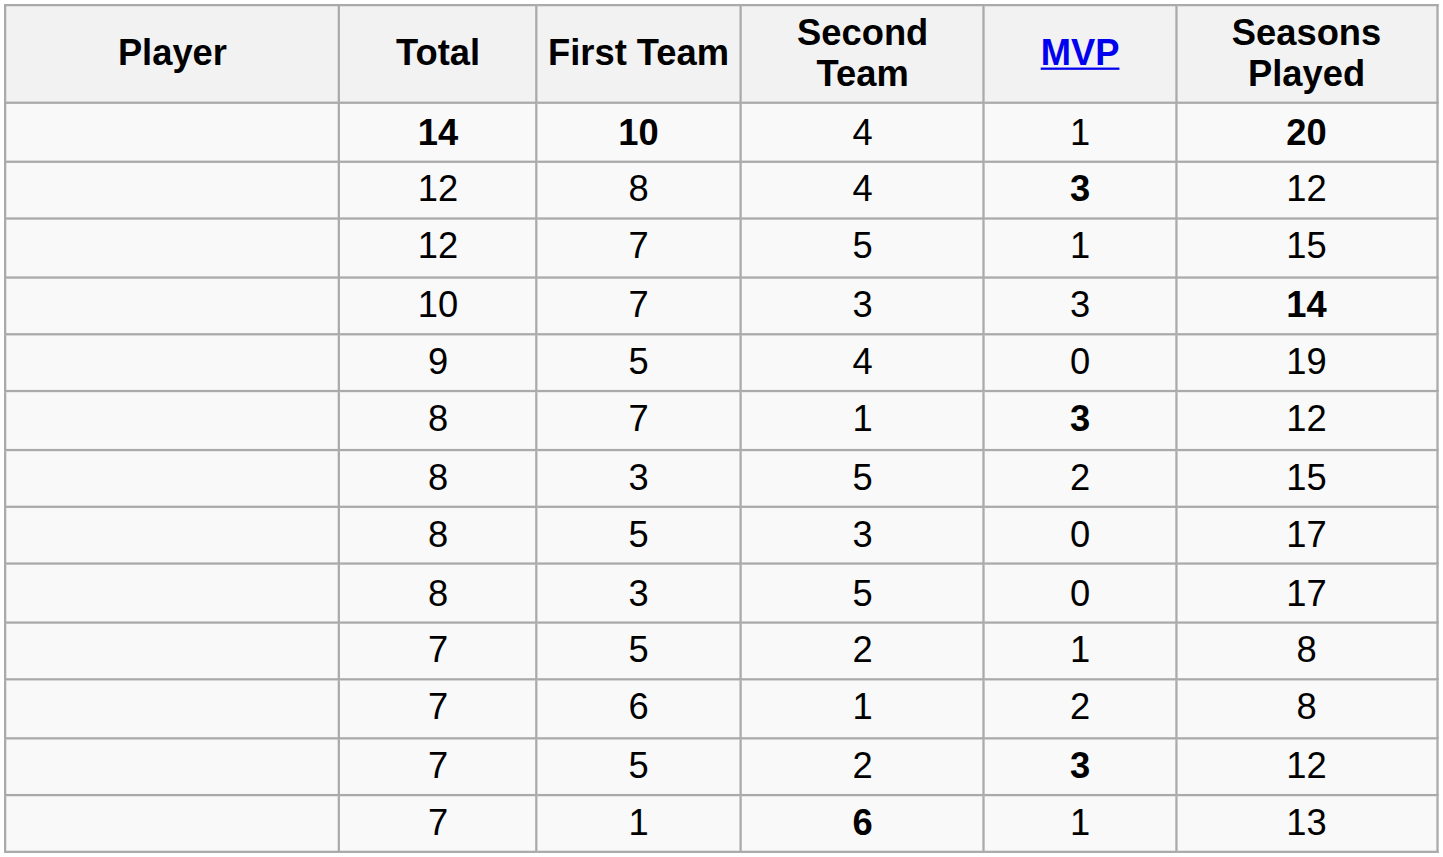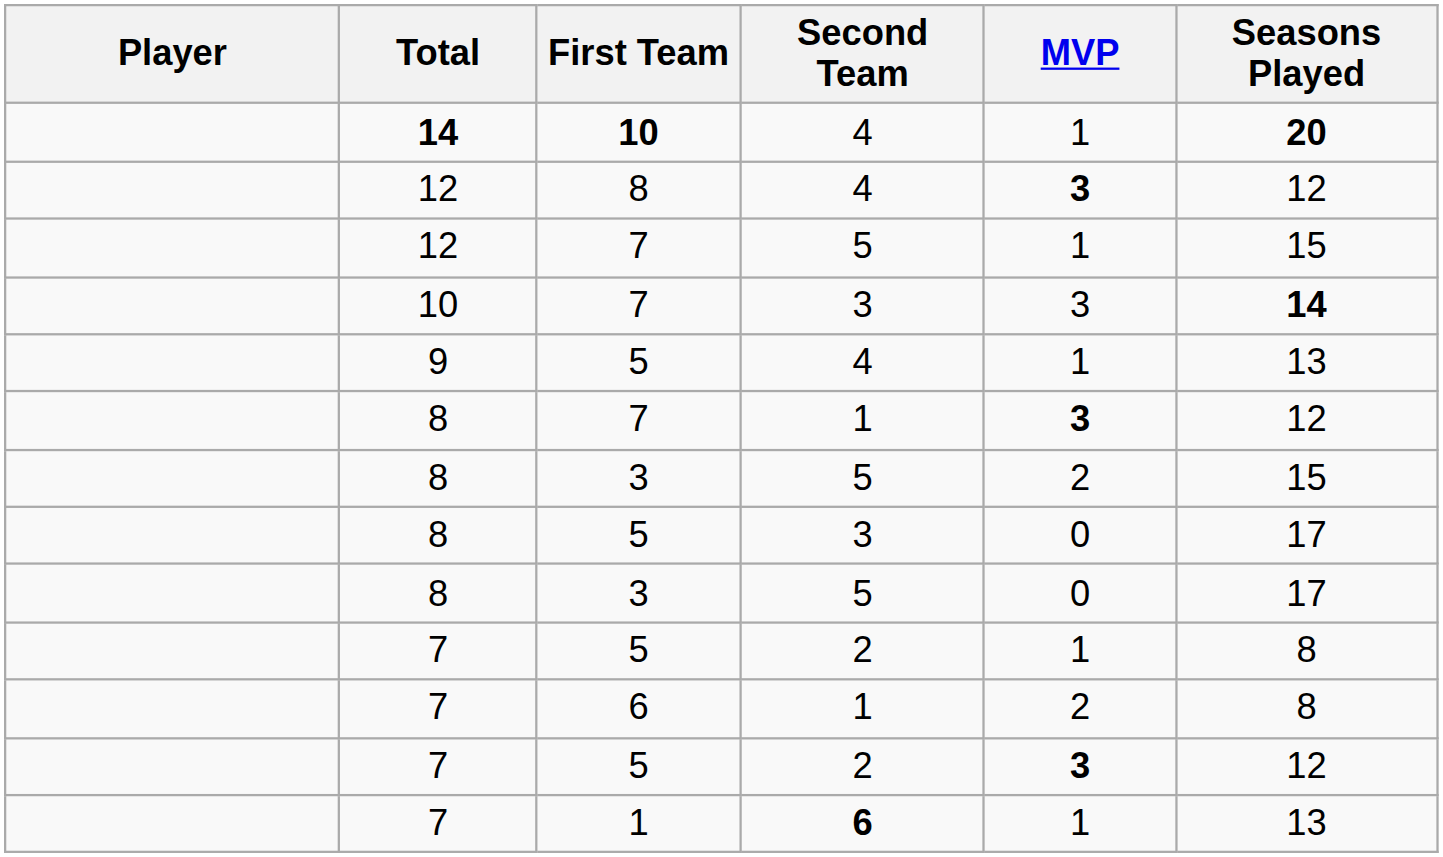(1080, 362) 0 -> (1080, 362) 1
(1307, 362) 19 -> (1307, 362) 13
